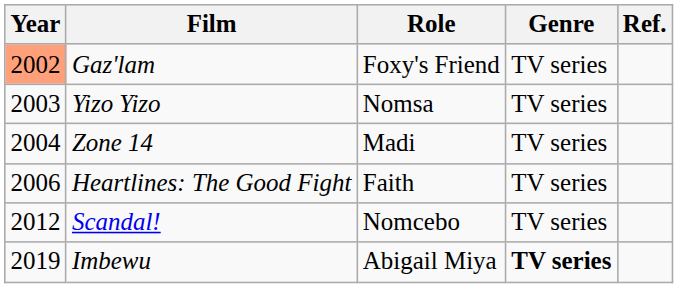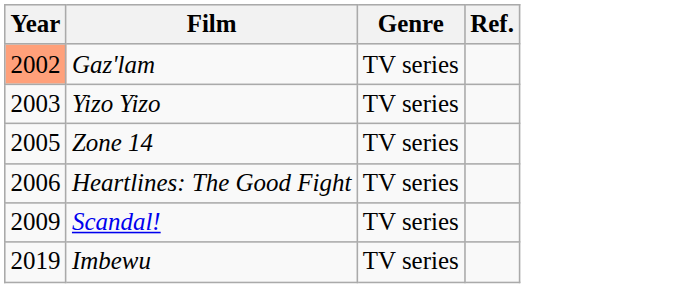- column: (431, 24)
(35, 143) 2004 -> (35, 143) 2005
(35, 222) 2012 -> (35, 222) 2009
(561, 261) bold -> (411, 261) normal
